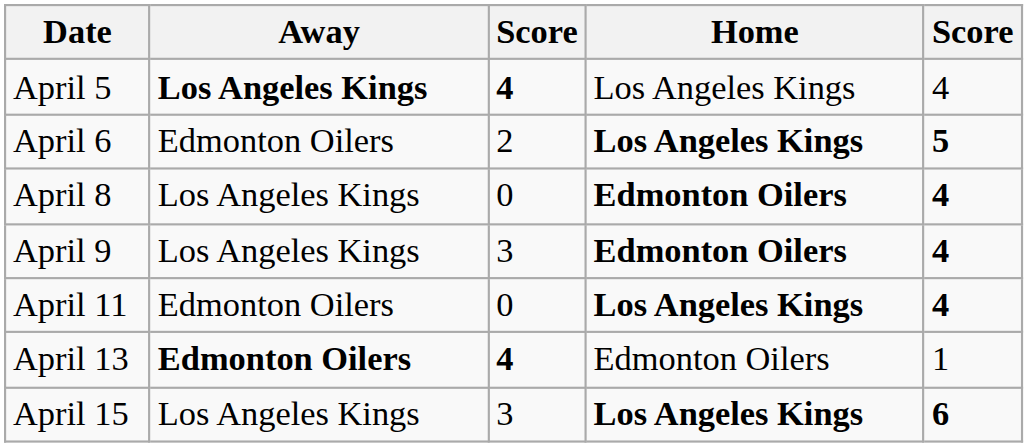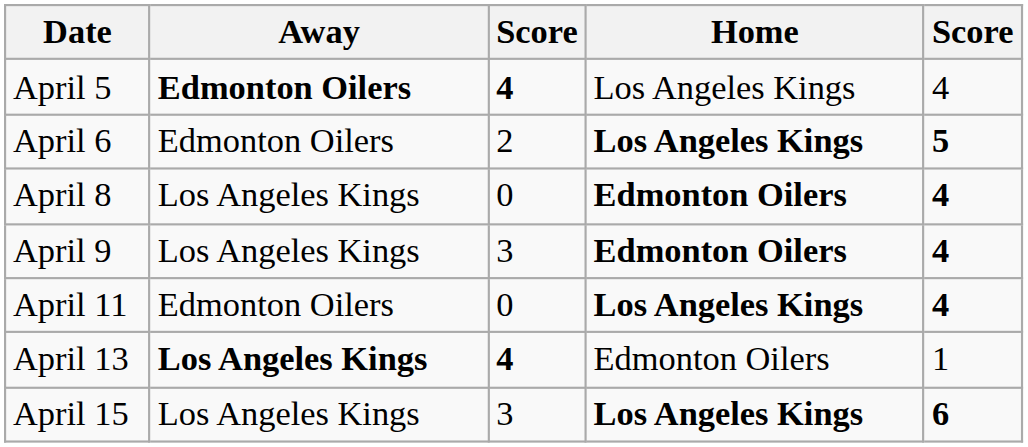(293, 86) Los Angeles Kings -> (284, 86) Edmonton Oilers
(284, 359) Edmonton Oilers -> (293, 359) Los Angeles Kings
